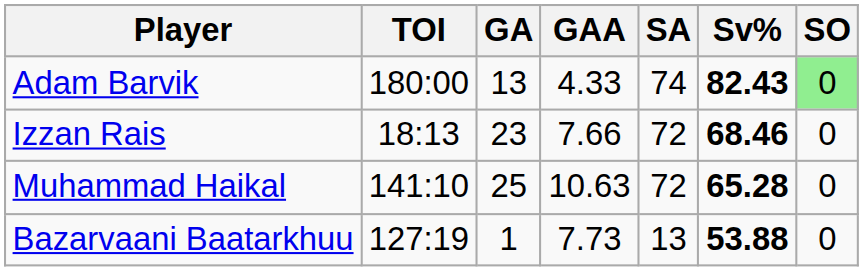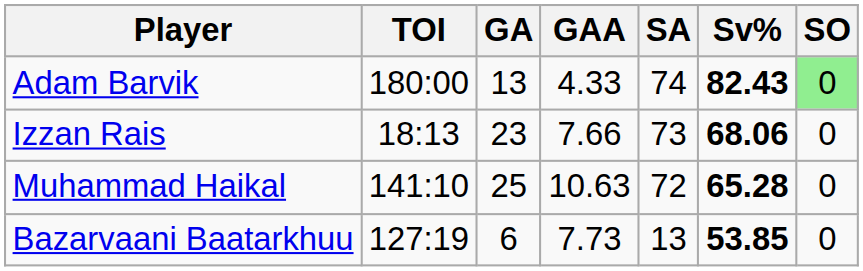(668, 134) 72 -> (668, 134) 73
(747, 134) 68.46 -> (747, 134) 68.06
(509, 238) 1 -> (509, 238) 6
(747, 238) 53.88 -> (747, 238) 53.85
